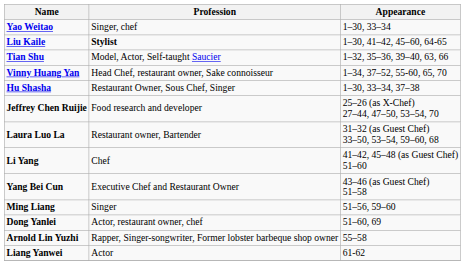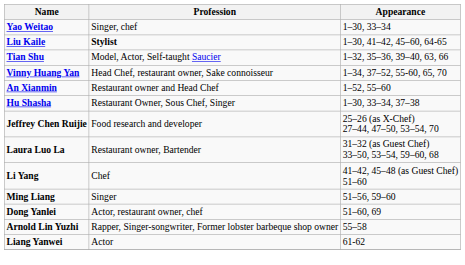+ row: (32, 88)
- row: (35, 186)
